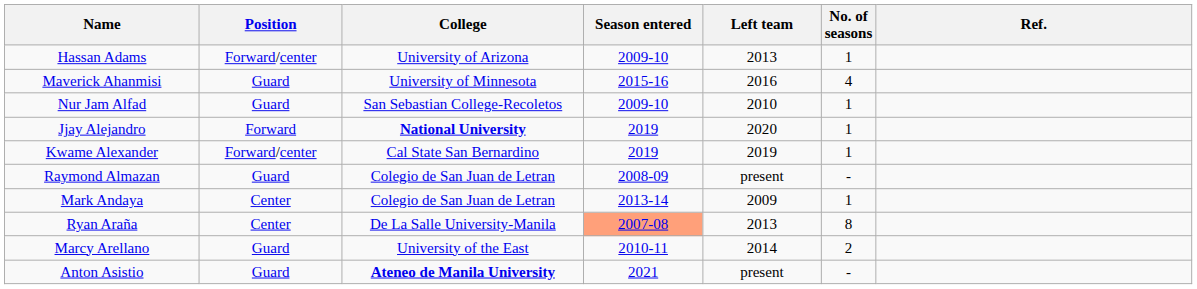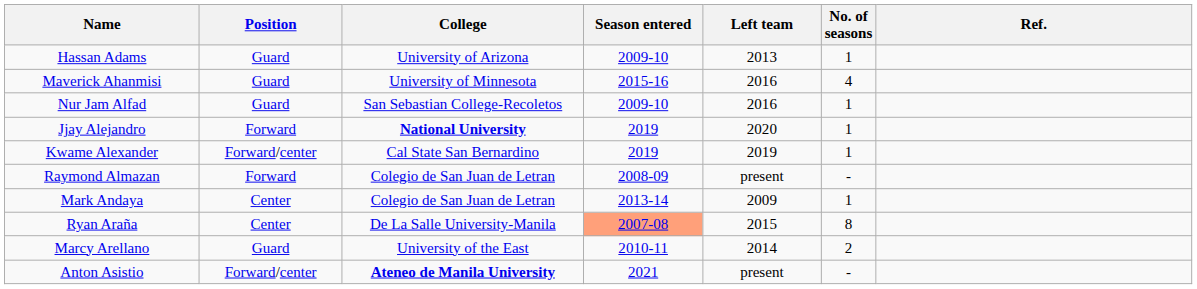(271, 57) Forward/center -> (271, 57) Guard
(762, 104) 2010 -> (762, 104) 2016
(271, 176) Guard -> (271, 176) Forward
(762, 224) 2013 -> (762, 224) 2015
(271, 271) Guard -> (271, 271) Forward/center
